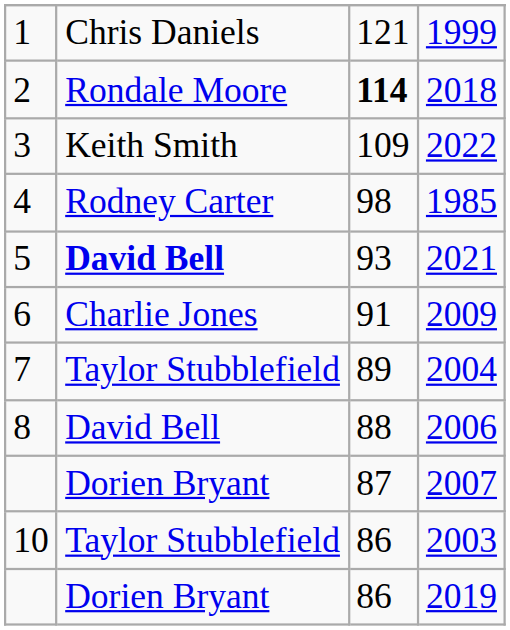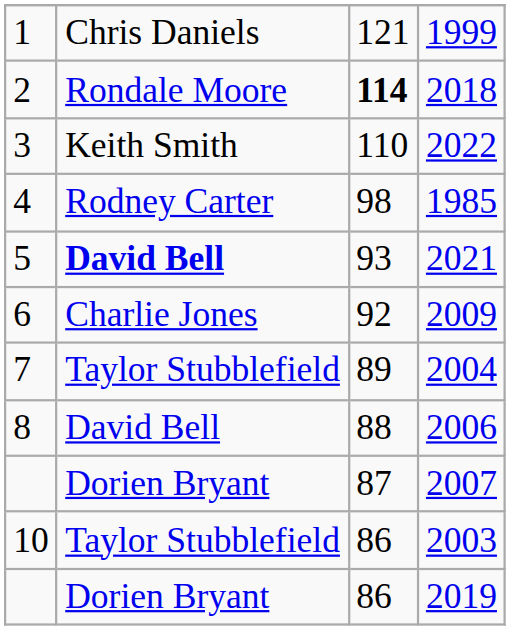(383, 145) 109 -> (382, 145) 110
(374, 314) 91 -> (374, 314) 92
